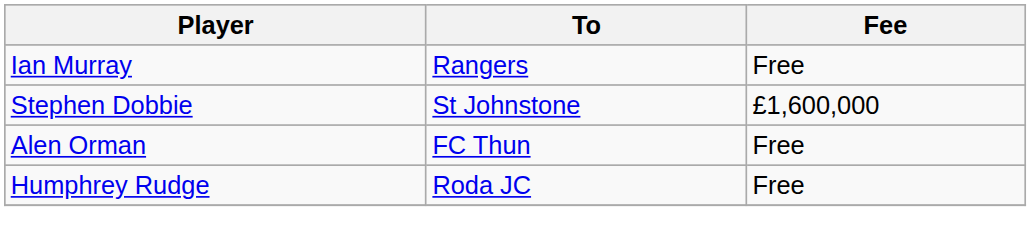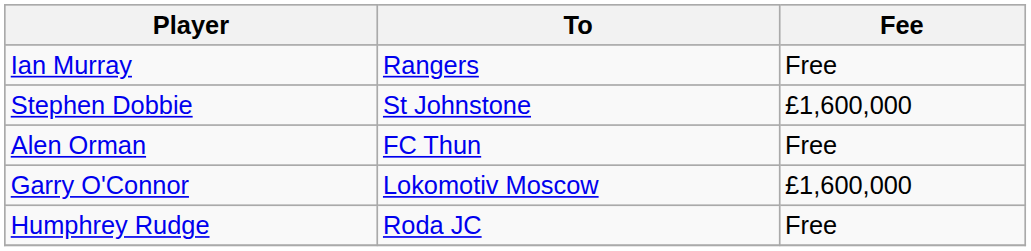+ row: (100, 186)
